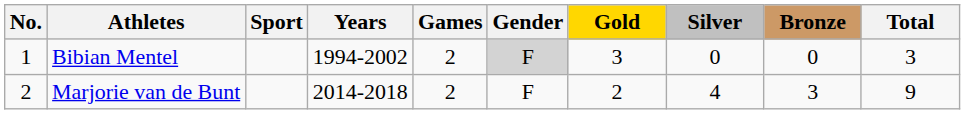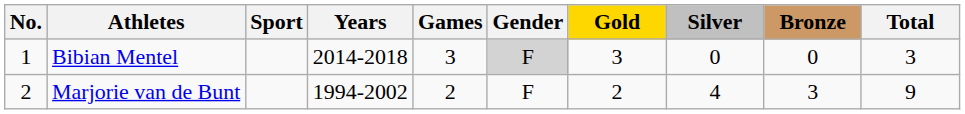(360, 56) 1994-2002 -> (360, 56) 2014-2018
(450, 56) 2 -> (450, 56) 3
(360, 91) 2014-2018 -> (360, 91) 1994-2002
